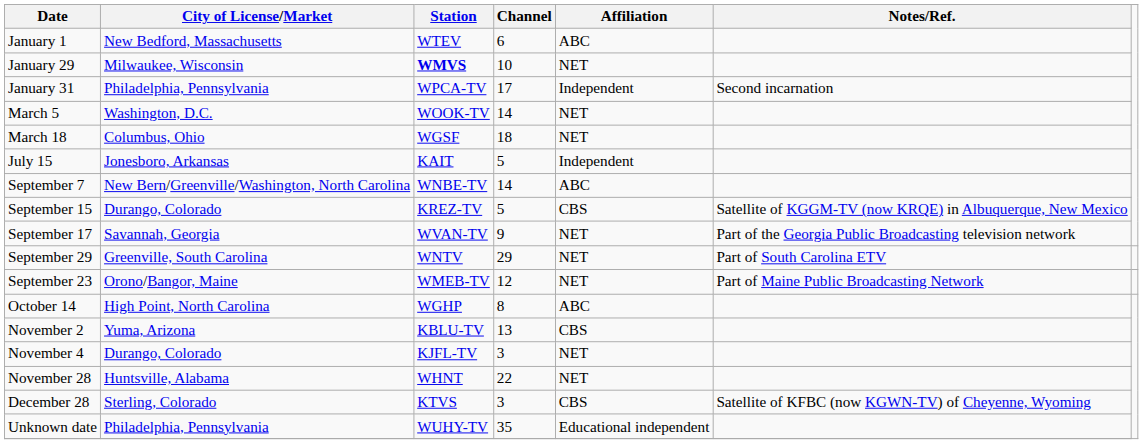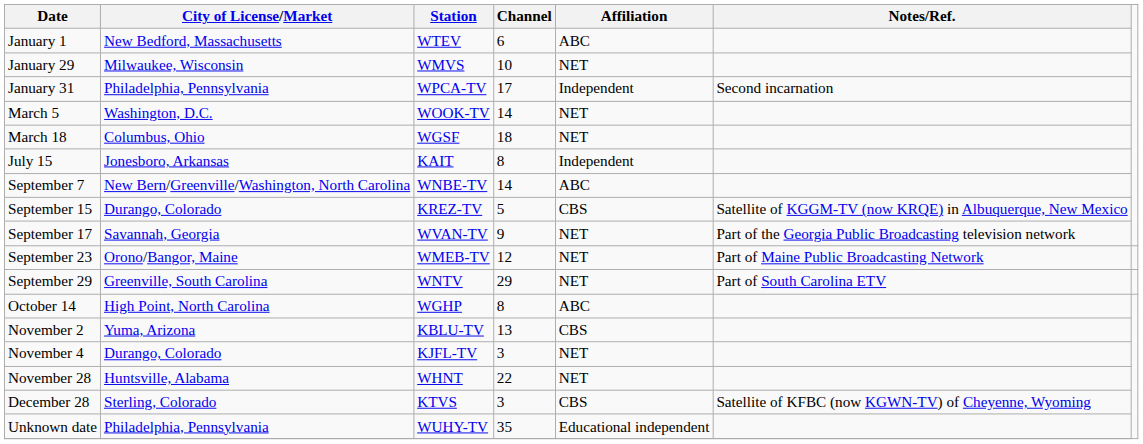(442, 64) bold -> (441, 64) normal
(501, 161) 5 -> (501, 161) 8
rows swapped: (50, 281) <-> (50, 257)
